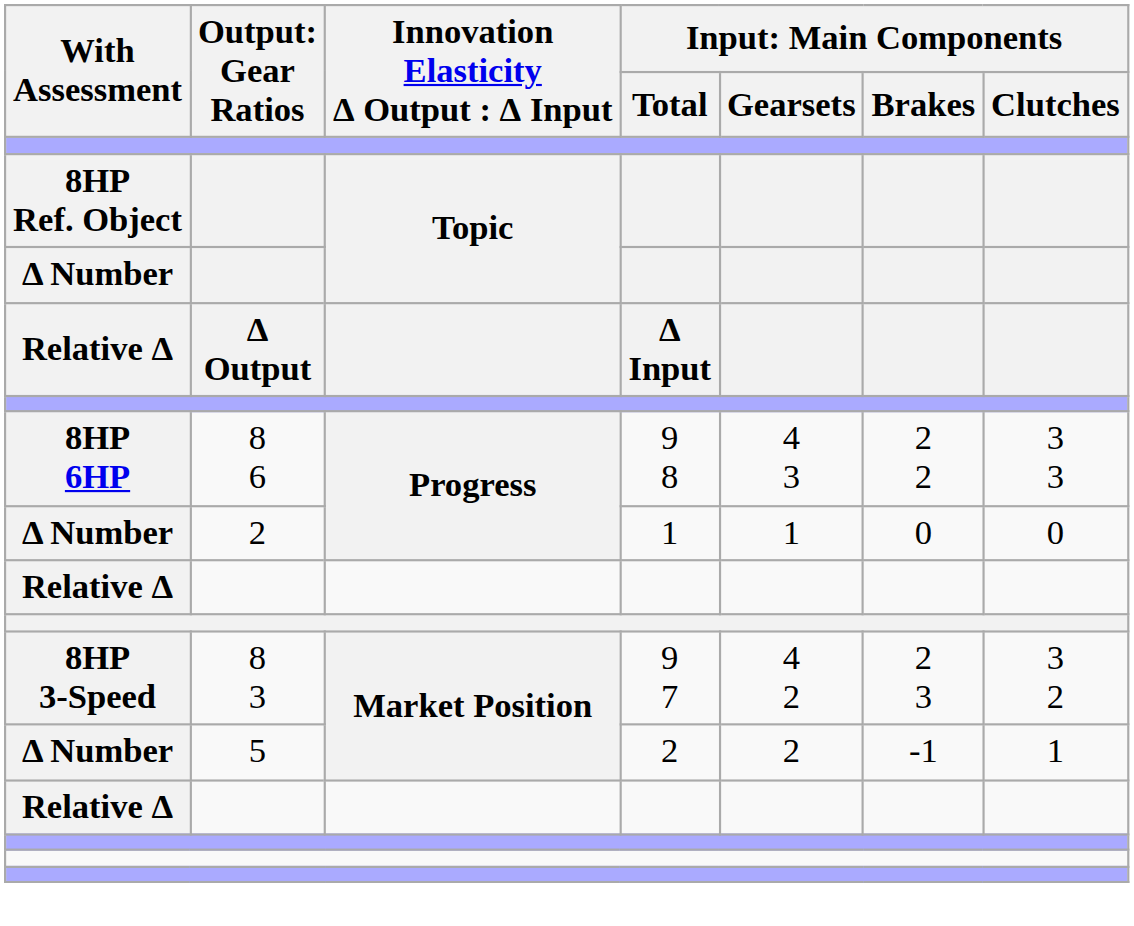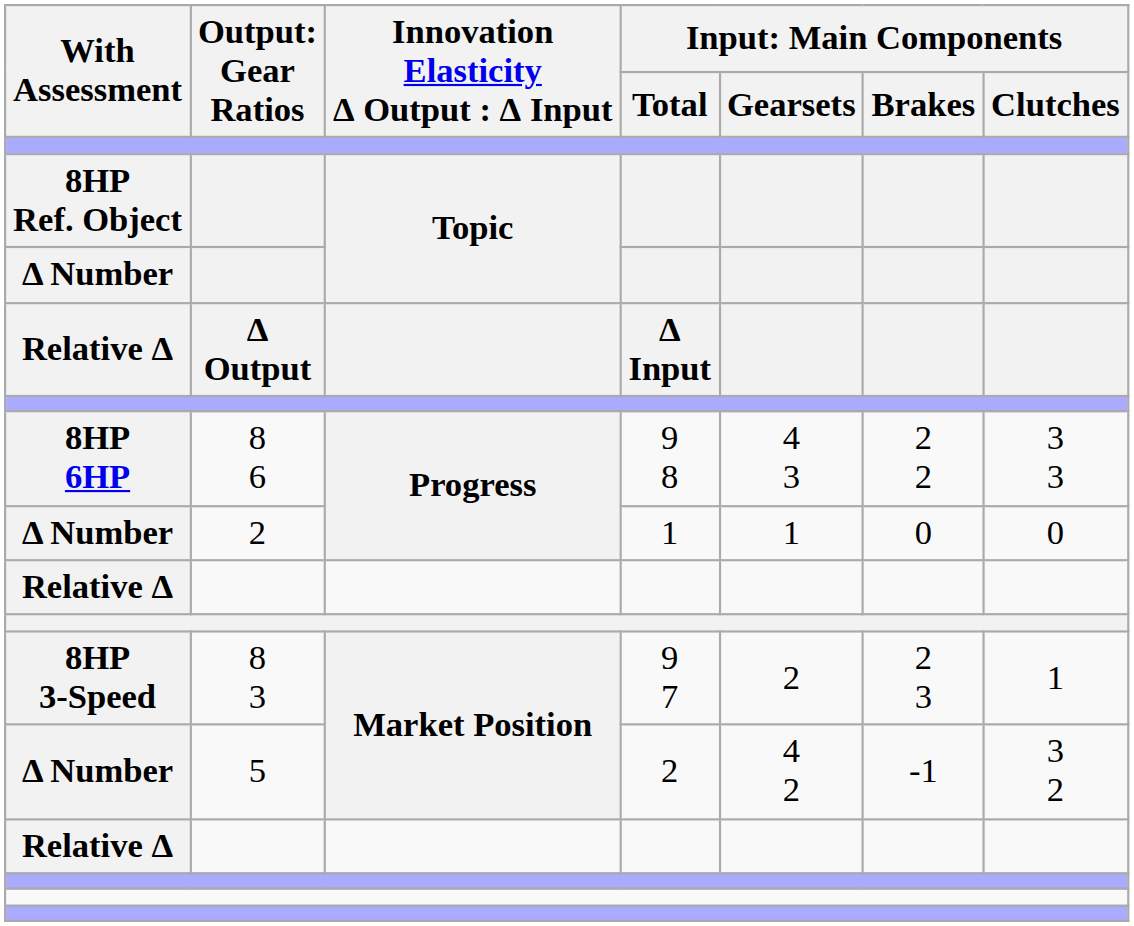(791, 677) 4 2 -> (791, 677) 2
(1055, 677) 3 2 -> (1055, 677) 1
(791, 751) 2 -> (791, 770) 4 2
(1055, 751) 1 -> (1055, 770) 3 2
